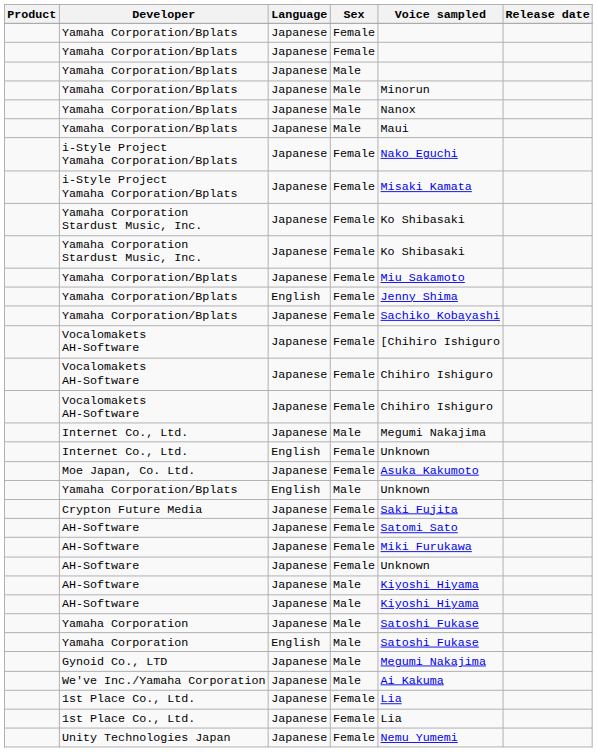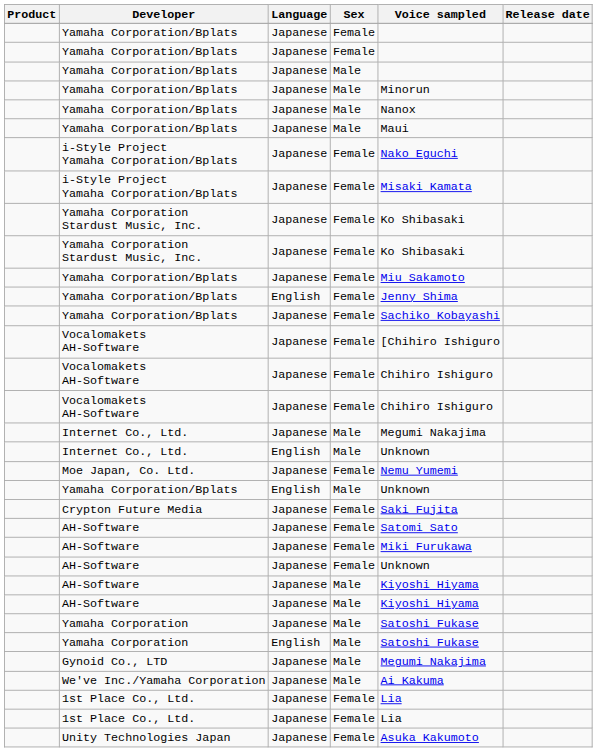(354, 452) Female -> (347, 452) Male
(430, 471) Asuka Kakumoto -> (419, 471) Nemu Yumemi
(419, 738) Nemu Yumemi -> (430, 738) Asuka Kakumoto
